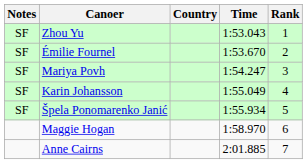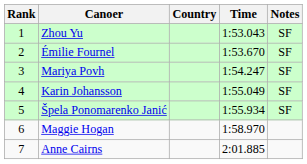columns swapped: (285, 14) <-> (22, 14)
